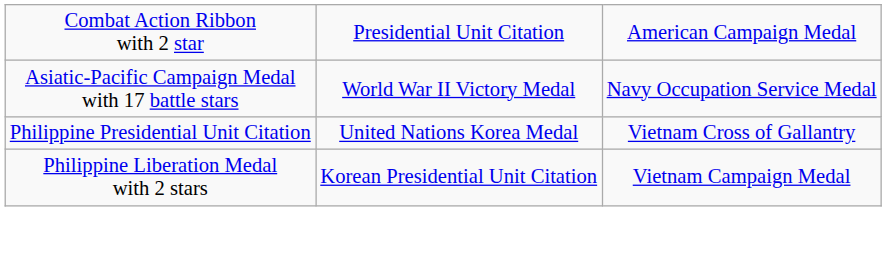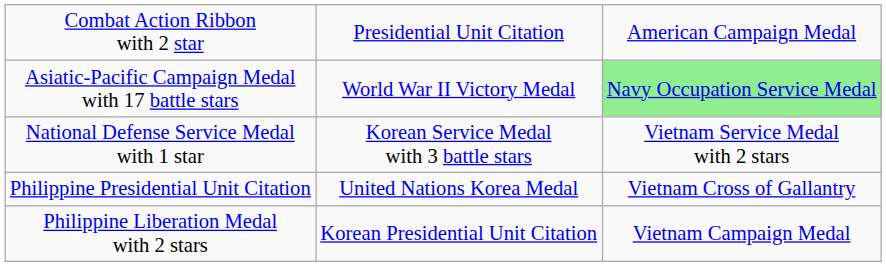(742, 88) no background -> (742, 88) lightgreen background
+ row: (160, 144)
